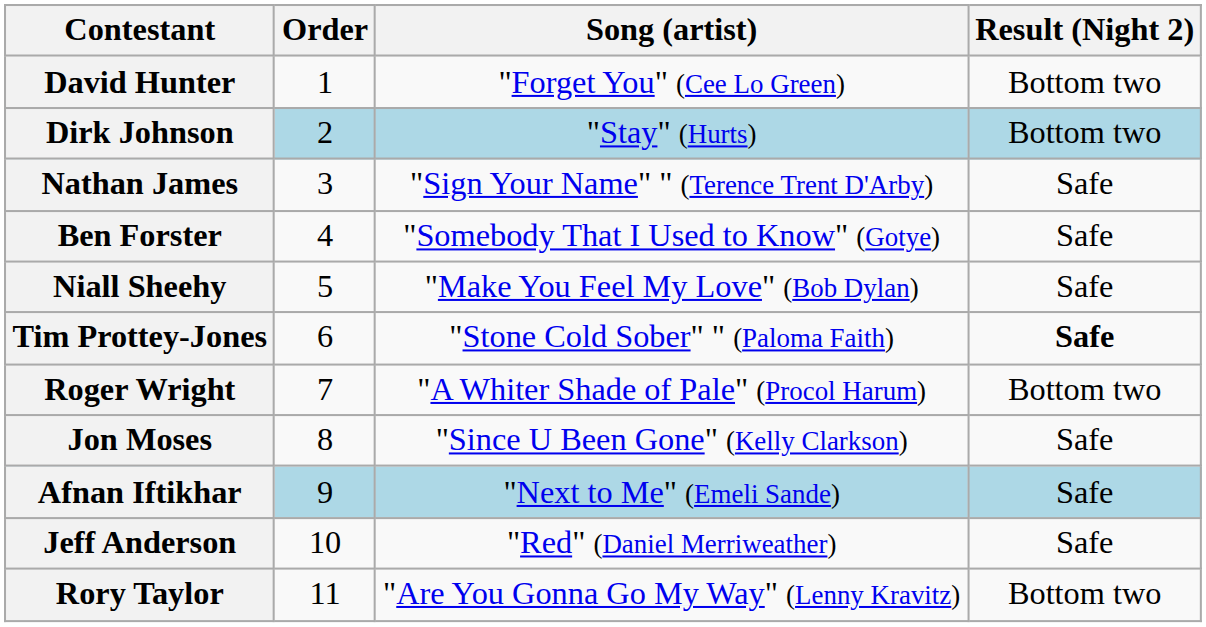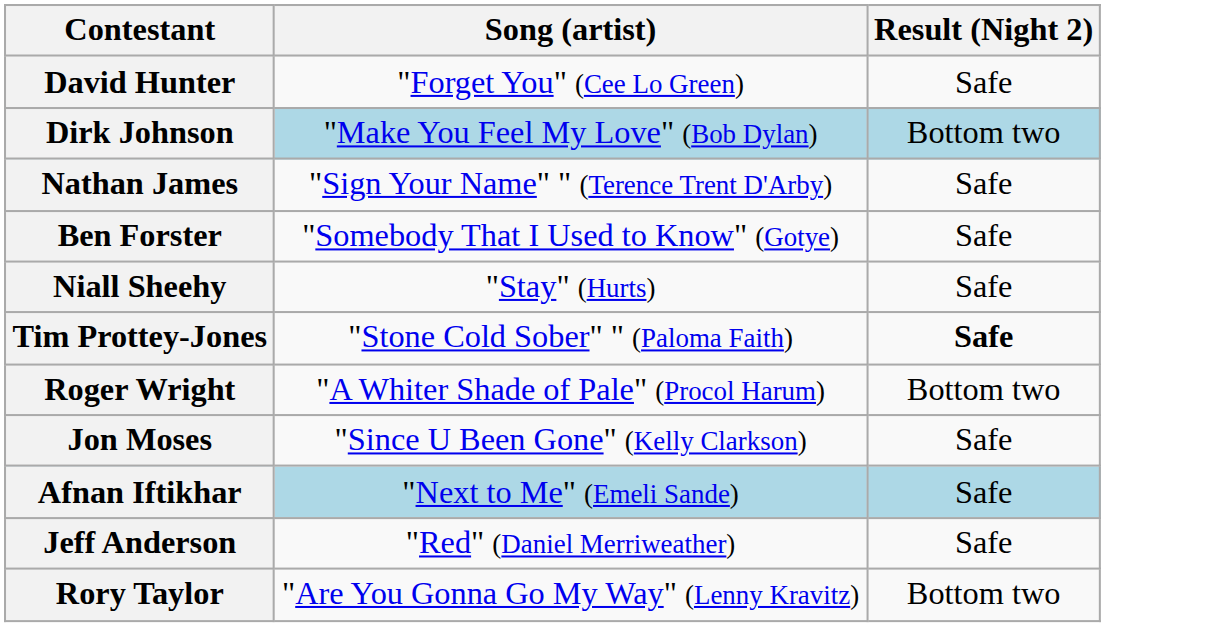- column: (325, 30)
(1085, 81) Bottom two -> (984, 81) Safe
(672, 132) "Stay" (Hurts) -> (571, 132) "Make You Feel My Love" (Bob Dylan)
(672, 286) "Make You Feel My Love" (Bob Dylan) -> (571, 286) "Stay" (Hurts)
